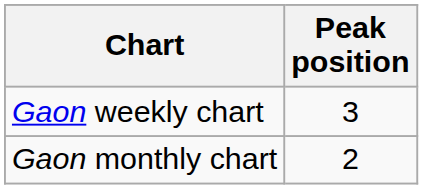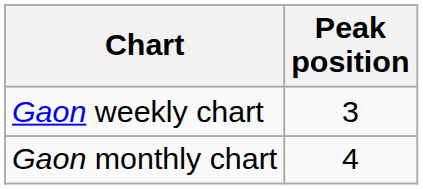(350, 159) 2 -> (350, 159) 4
